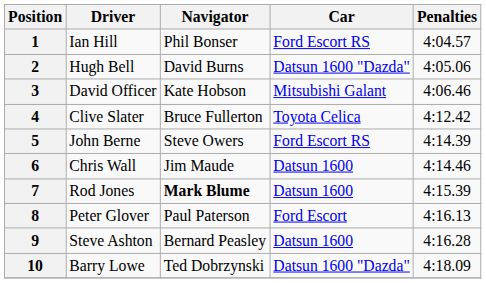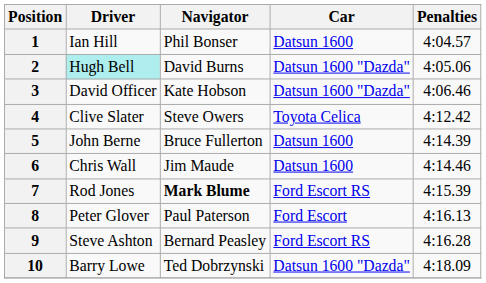(322, 41) Ford Escort RS -> (313, 41) Datsun 1600
(102, 66) no background -> (102, 66) paleturquoise background
(330, 91) Mitsubishi Galant -> (342, 91) Datsun 1600 "Dazda"
(213, 116) Bruce Fullerton -> (204, 116) Steve Owers
(204, 141) Steve Owers -> (213, 141) Bruce Fullerton
(322, 141) Ford Escort RS -> (313, 141) Datsun 1600
(313, 191) Datsun 1600 -> (322, 191) Ford Escort RS
(313, 240) Datsun 1600 -> (322, 240) Ford Escort RS
